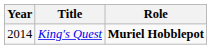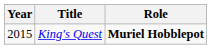(20, 34) 2014 -> (20, 34) 2015
